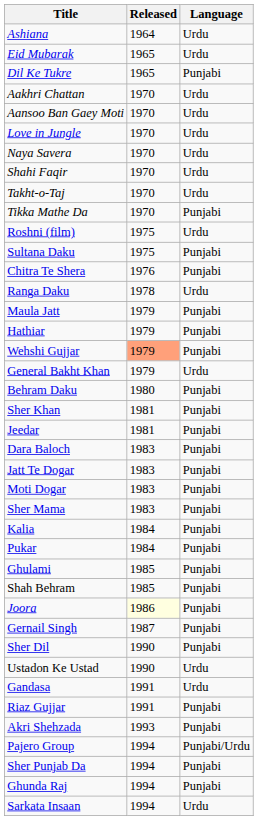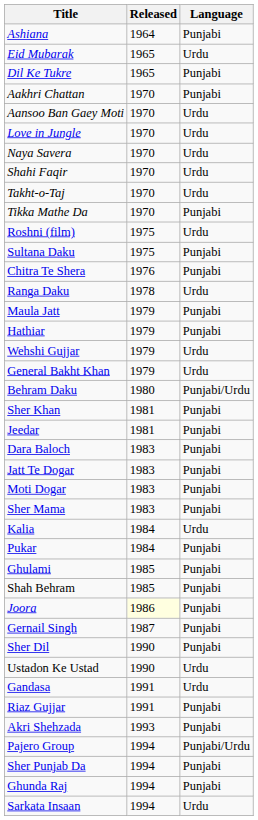(196, 34) Urdu -> (202, 34) Punjabi
(196, 93) Urdu -> (202, 93) Punjabi
(142, 350) lightsalmon background -> (142, 350) no background
(202, 350) Punjabi -> (196, 350) Urdu
(202, 390) Punjabi -> (216, 390) Punjabi/Urdu
(202, 529) Punjabi -> (196, 529) Urdu
